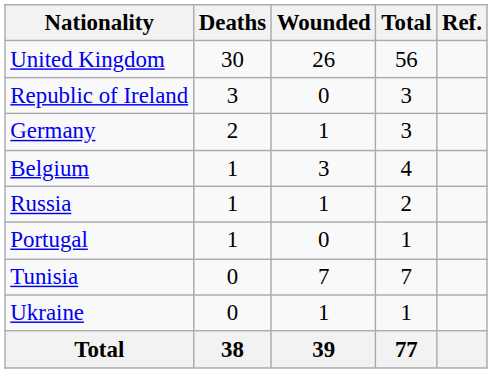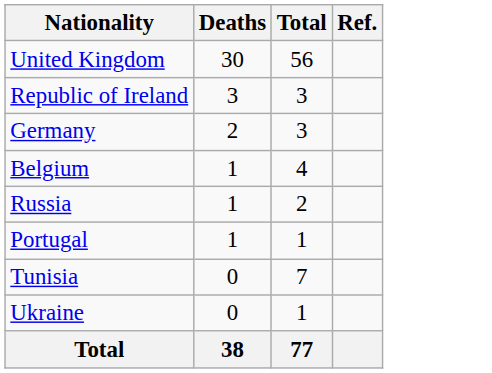- column: (324, 22)
